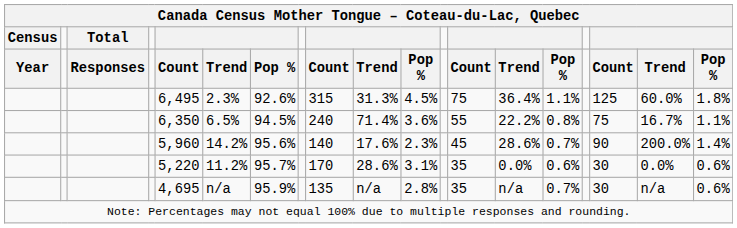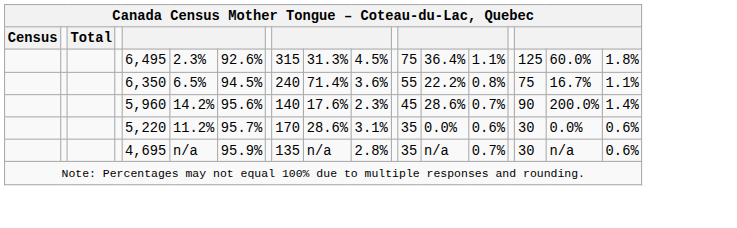- row: (33, 69)
